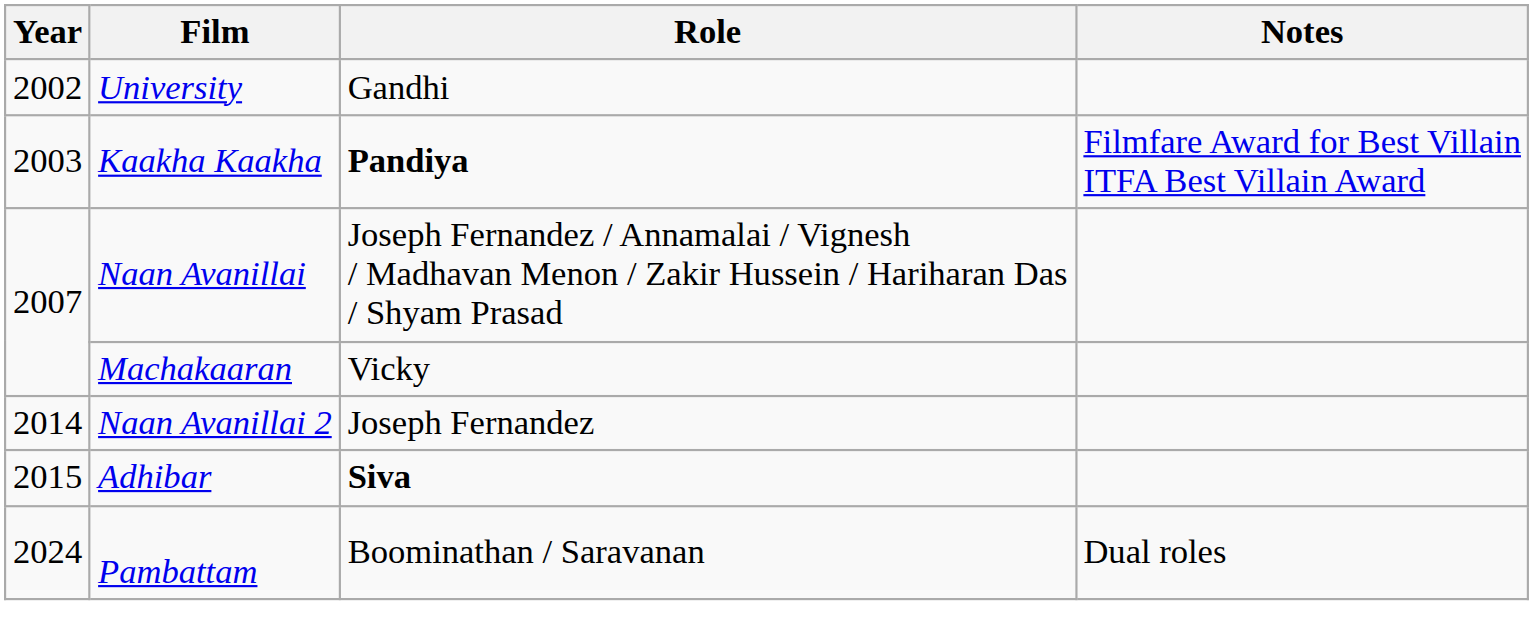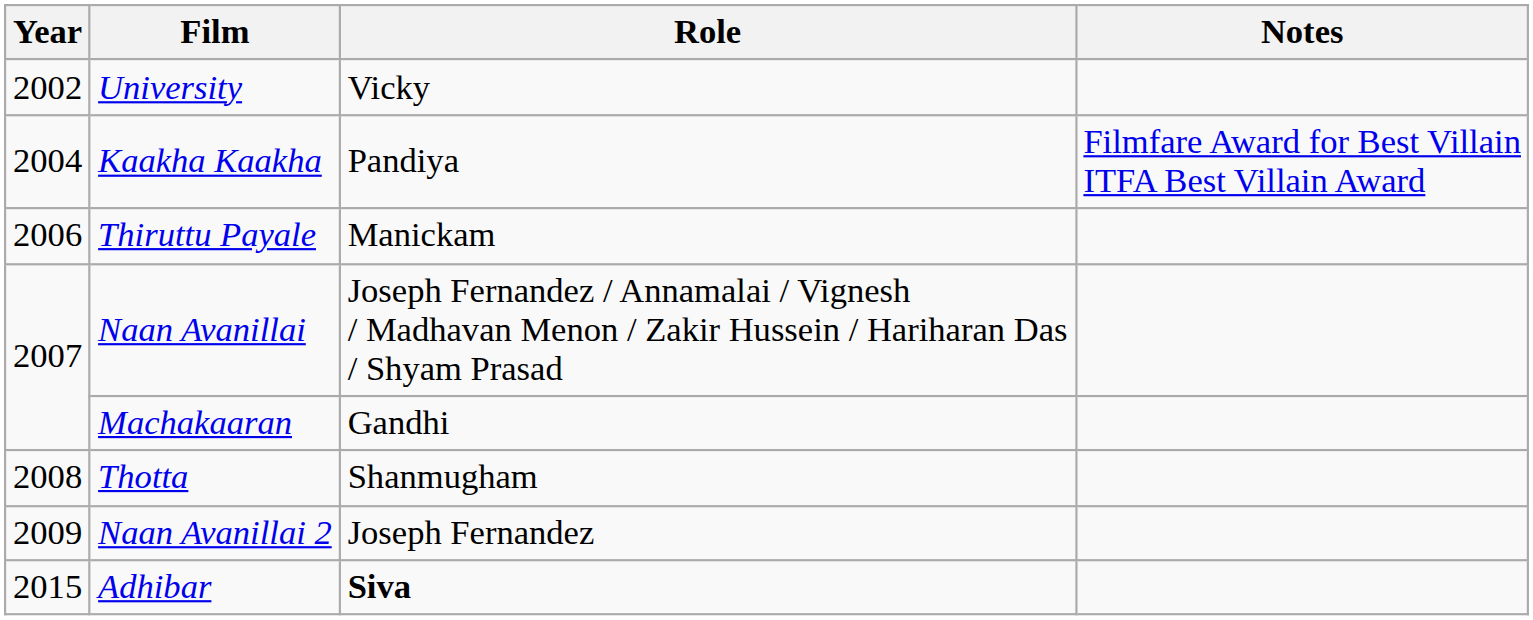(399, 86) Gandhi -> (389, 86) Vicky
(48, 160) 2003 -> (48, 160) 2004
(408, 160) bold -> (403, 160) normal
+ row: (207, 235)
(389, 367) Vicky -> (399, 422) Gandhi
+ row: (143, 477)
(48, 422) 2014 -> (48, 532) 2009
- row: (178, 571)
